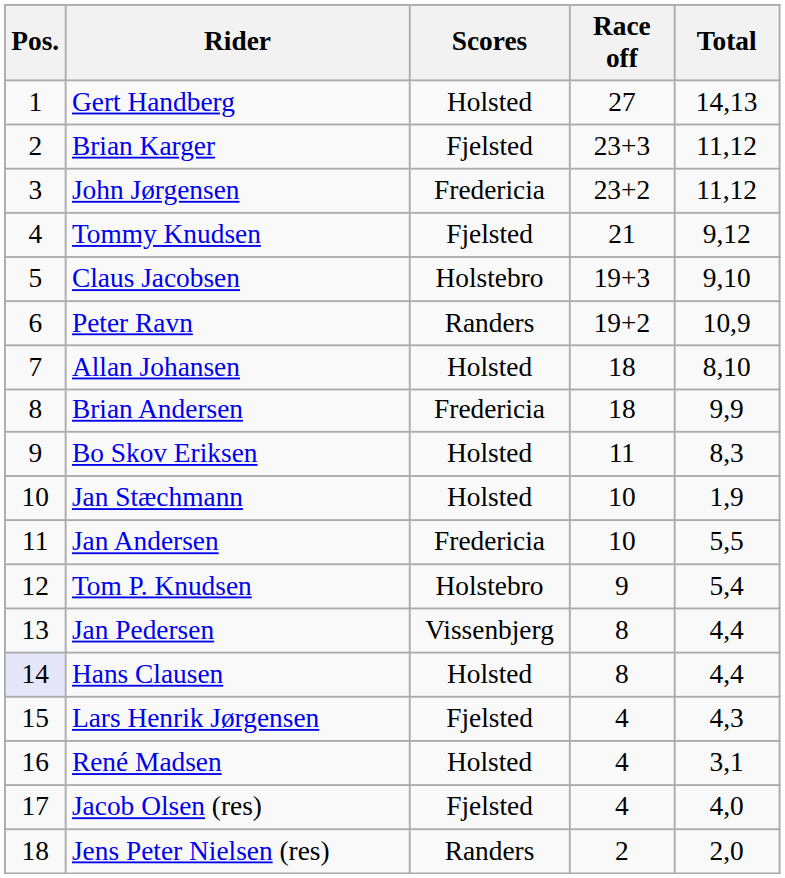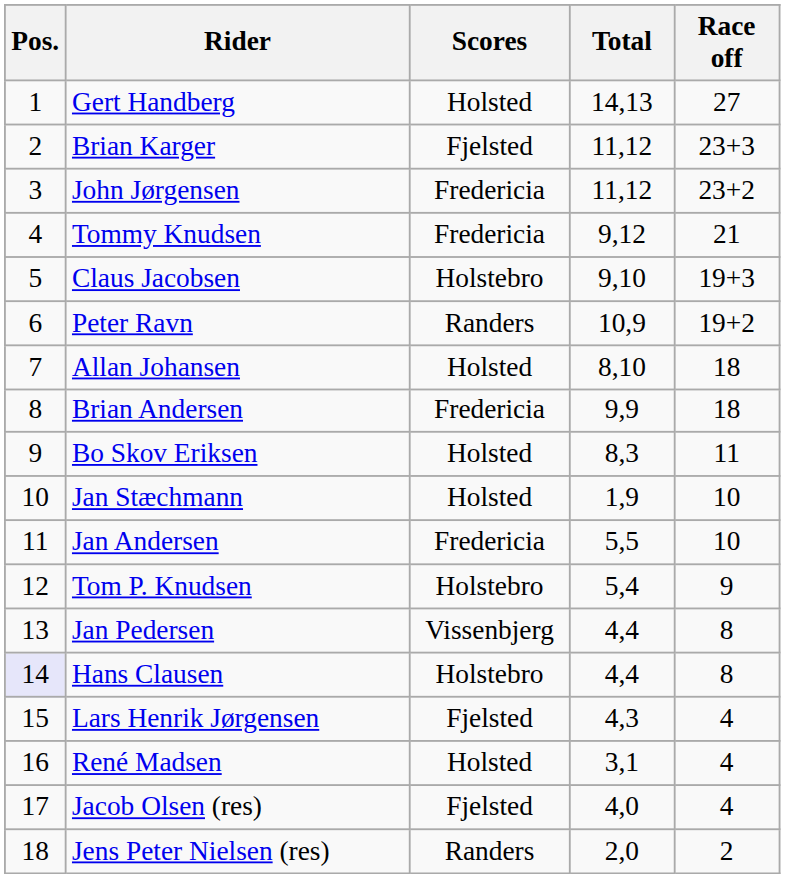columns swapped: (727, 42) <-> (622, 42)
(490, 233) Fjelsted -> (490, 233) Fredericia
(490, 674) Holsted -> (490, 674) Holstebro
